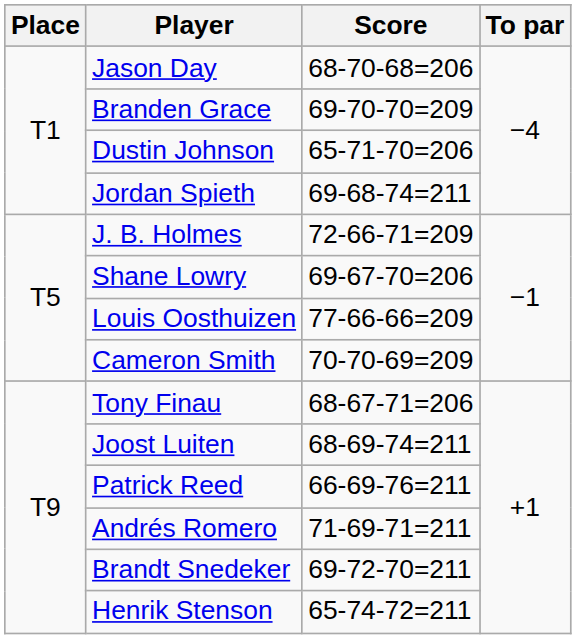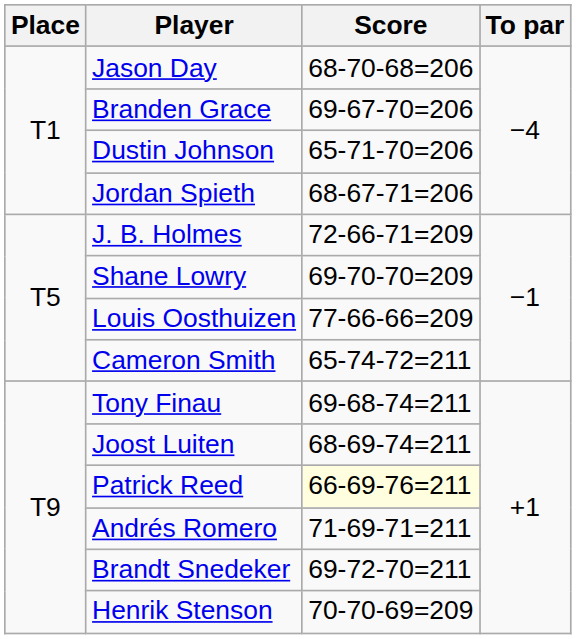(391, 109) 69-70-70=209 -> (391, 109) 69-67-70=206
(390, 192) 69-68-74=211 -> (391, 192) 68-67-71=206
(391, 276) 69-67-70=206 -> (391, 276) 69-70-70=209
(391, 360) 70-70-69=209 -> (390, 360) 65-74-72=211
(391, 402) 68-67-71=206 -> (390, 402) 69-68-74=211
(390, 485) no background -> (390, 485) lightyellow background
(390, 611) 65-74-72=211 -> (391, 611) 70-70-69=209
